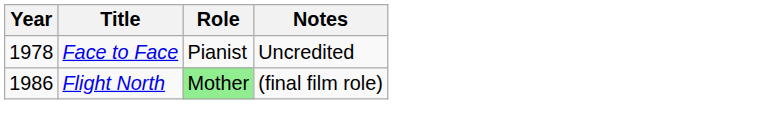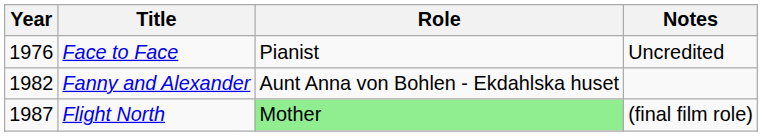(31, 51) 1978 -> (31, 51) 1976
+ row: (156, 83)
(31, 83) 1986 -> (31, 114) 1987
